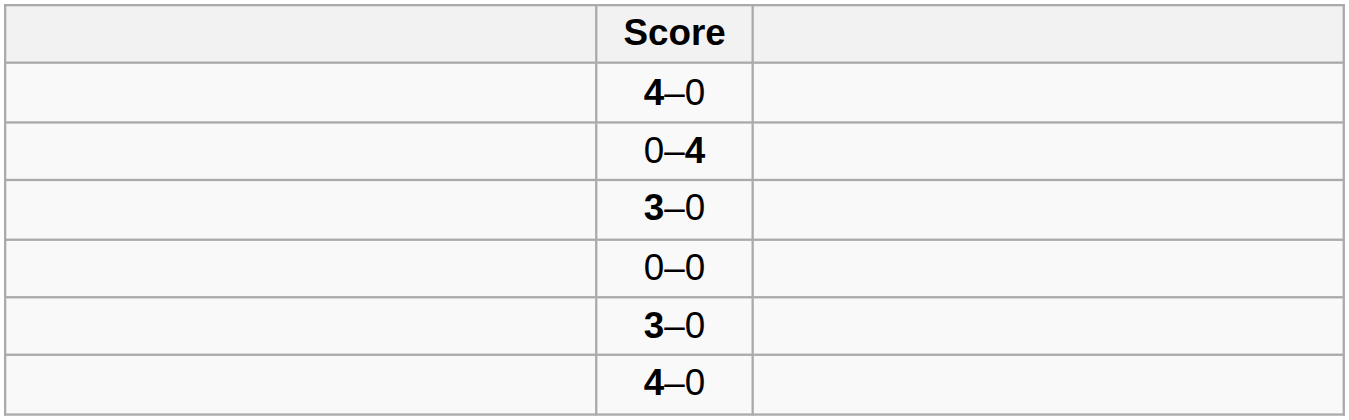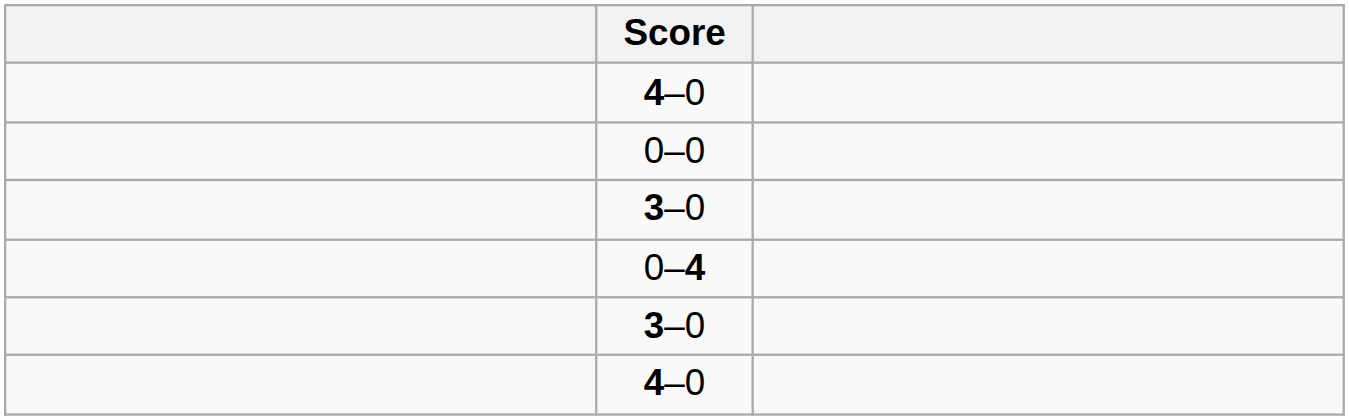rows swapped: (301, 151) <-> (301, 268)
